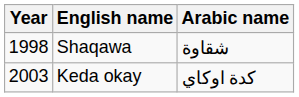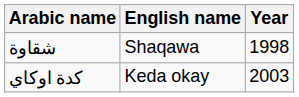columns swapped: (29, 18) <-> (235, 18)
